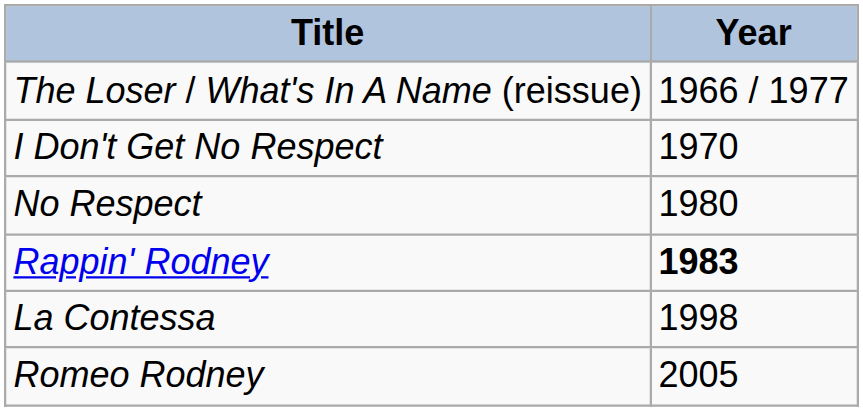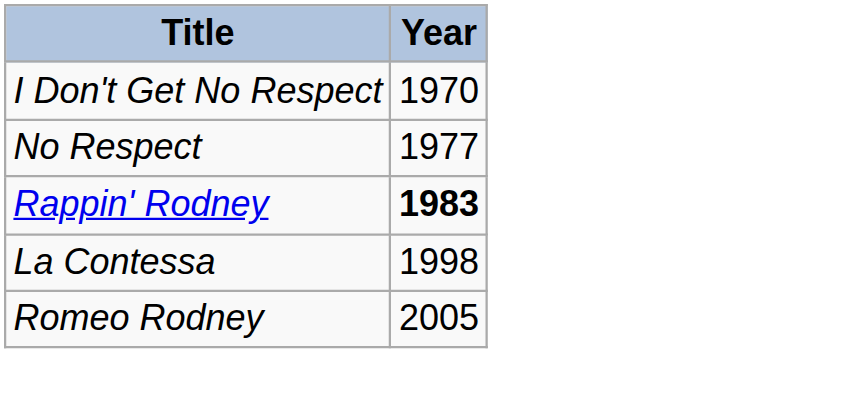- row: (328, 90)
(699, 204) 1980 -> (439, 147) 1977
